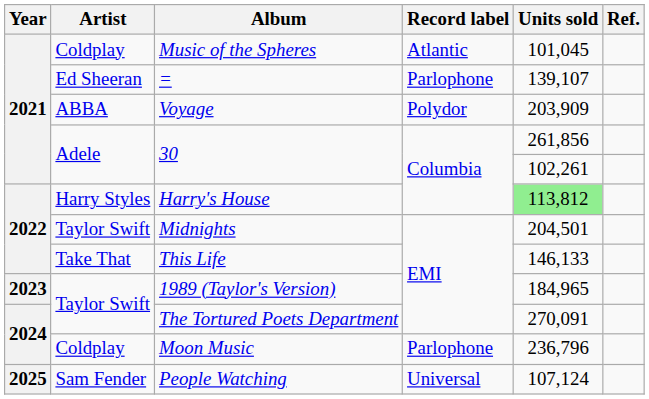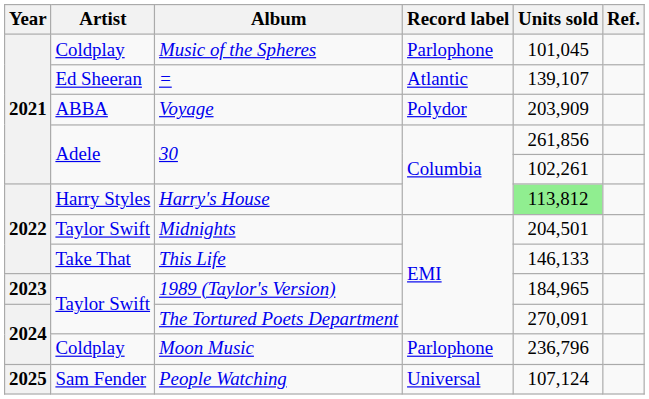(437, 49) Atlantic -> (450, 49) Parlophone
(450, 79) Parlophone -> (437, 79) Atlantic
